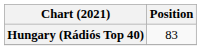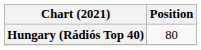(172, 34) 83 -> (172, 34) 80
